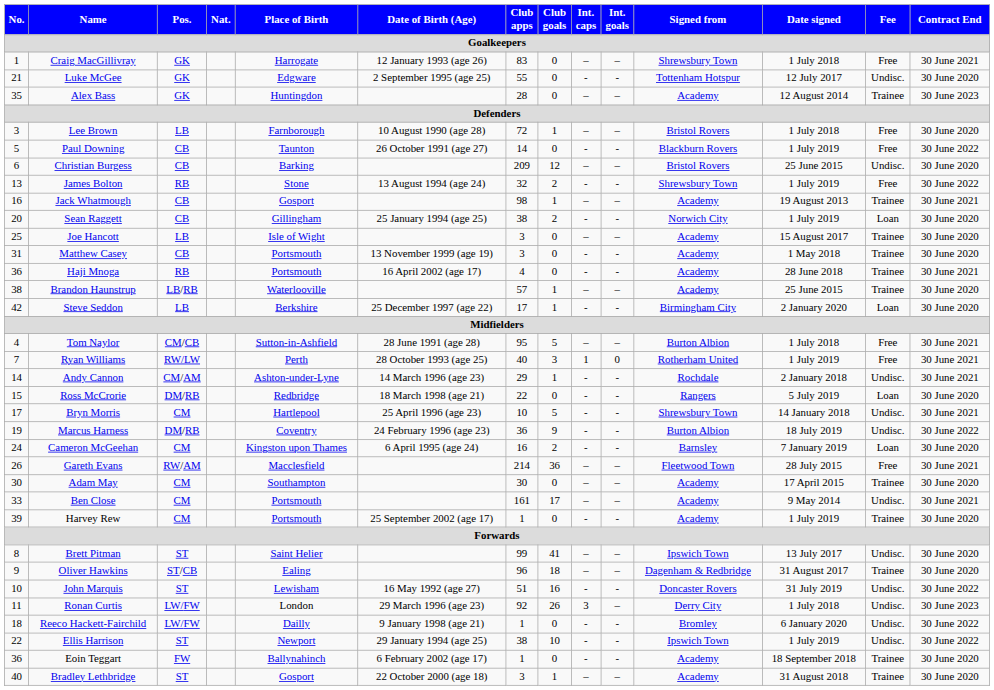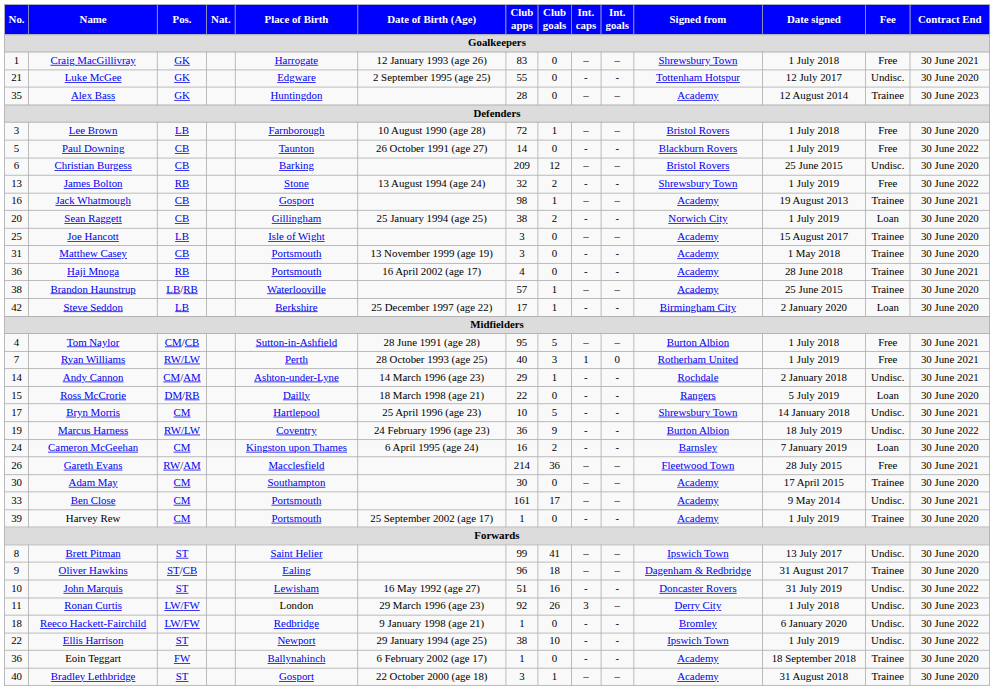(296, 395) Redbridge -> (296, 395) Dailly
(182, 430) DM/RB -> (182, 430) RW/LW
(296, 624) Dailly -> (296, 624) Redbridge
